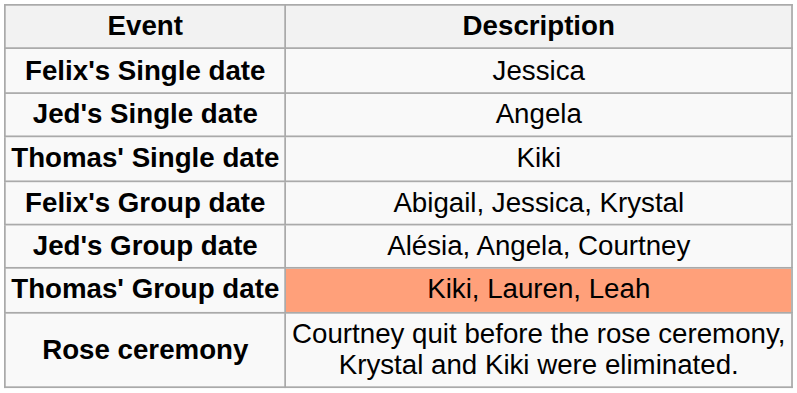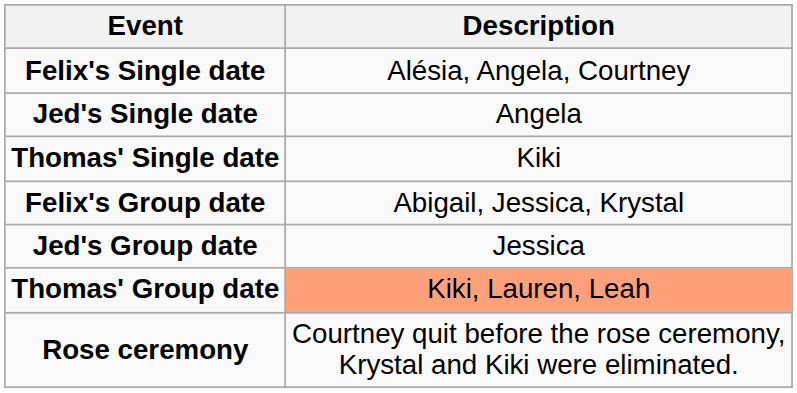(539, 70) Jessica -> (539, 70) Alésia, Angela, Courtney
(539, 245) Alésia, Angela, Courtney -> (539, 245) Jessica
